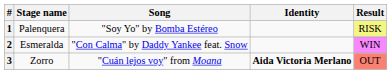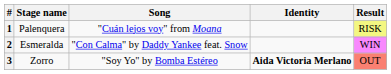(160, 28) "Soy Yo" by Bomba Estéreo -> (160, 28) "Cuán lejos voy" from Moana
(160, 61) "Cuán lejos voy" from Moana -> (160, 61) "Soy Yo" by Bomba Estéreo
